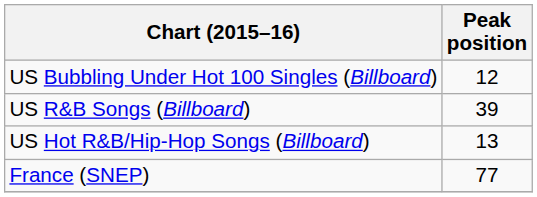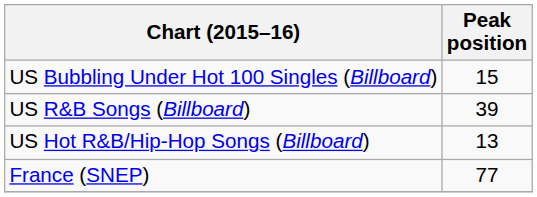(487, 76) 12 -> (487, 76) 15
